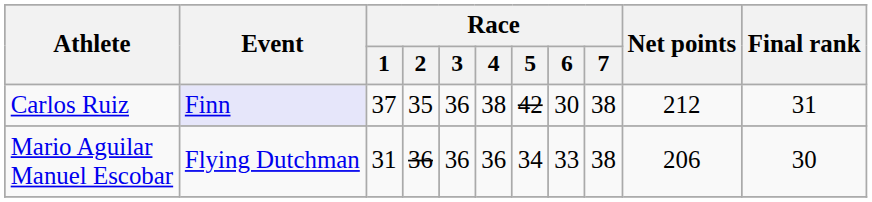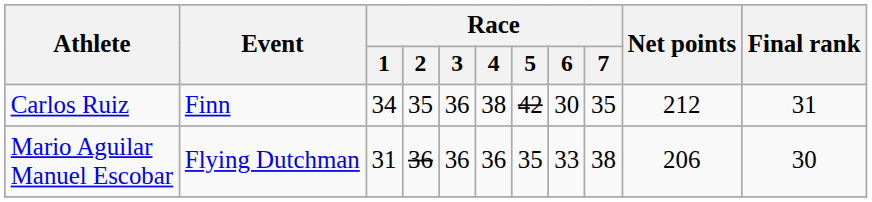(208, 105) lavender background -> (208, 105) no background
(384, 105) 37 -> (384, 105) 34
(603, 105) 38 -> (603, 105) 35
(530, 161) 34 -> (530, 161) 35
